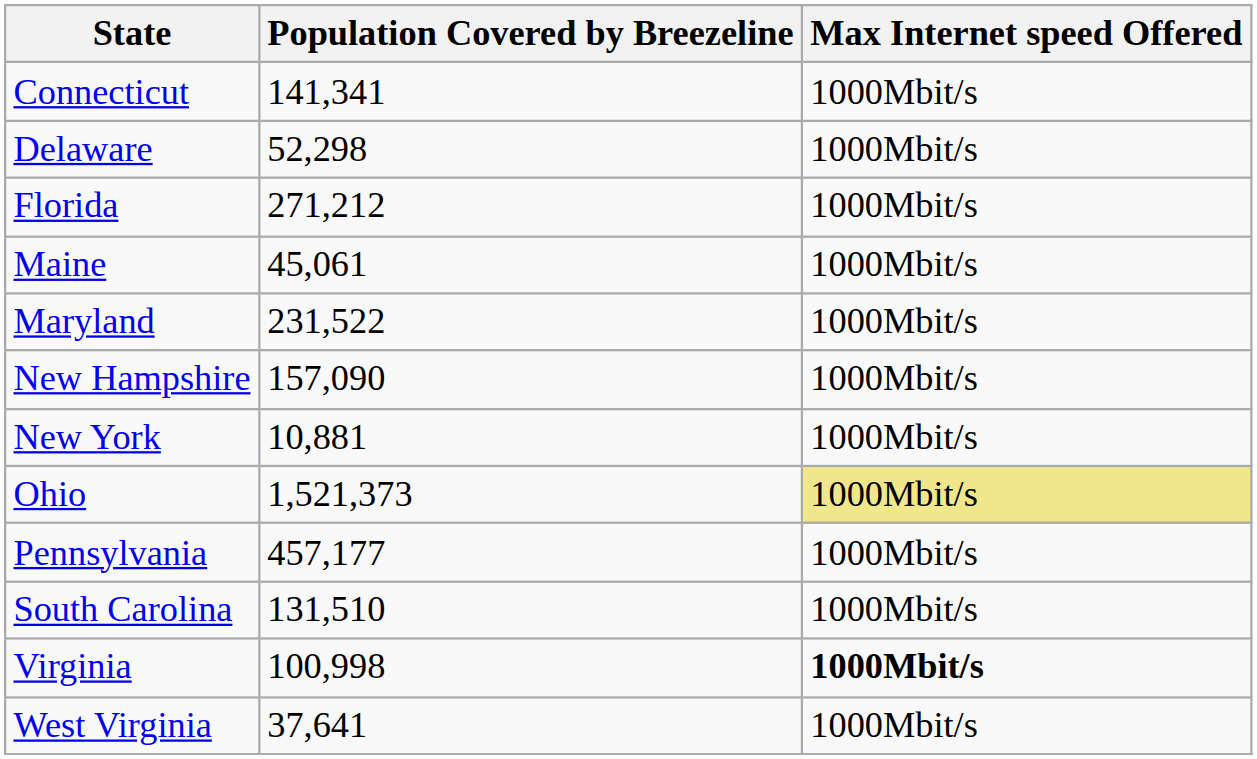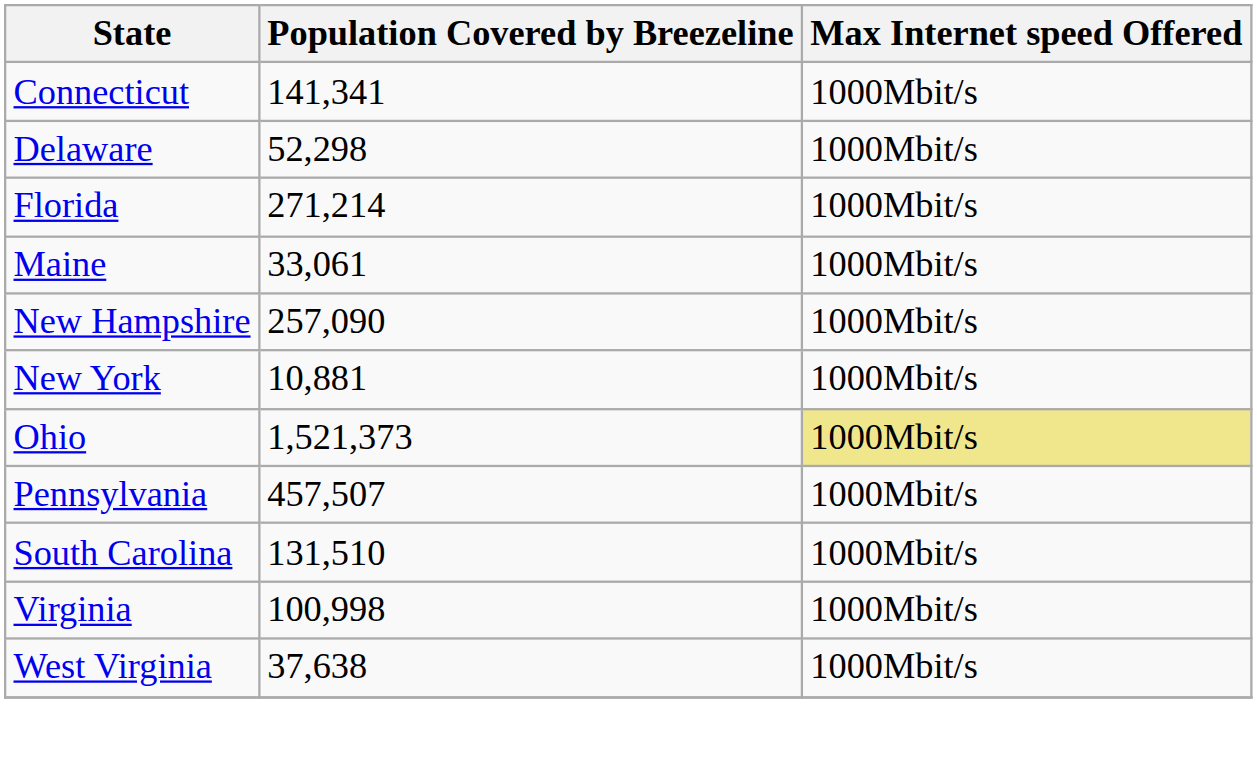(326, 206) 271,212 -> (326, 206) 271,214
(317, 263) 45,061 -> (317, 263) 33,061
- row: (84, 321)
(326, 378) 157,090 -> (326, 321) 257,090
(326, 551) 457,177 -> (326, 494) 457,507
(897, 666) bold -> (894, 609) normal
(317, 724) 37,641 -> (317, 666) 37,638
